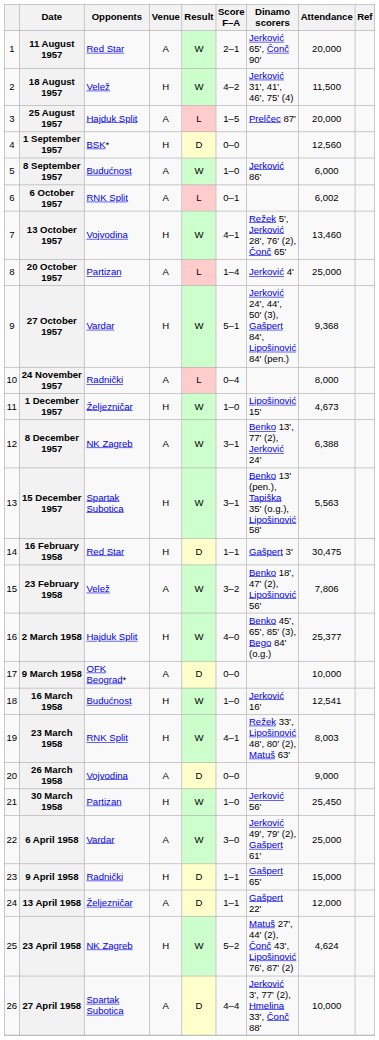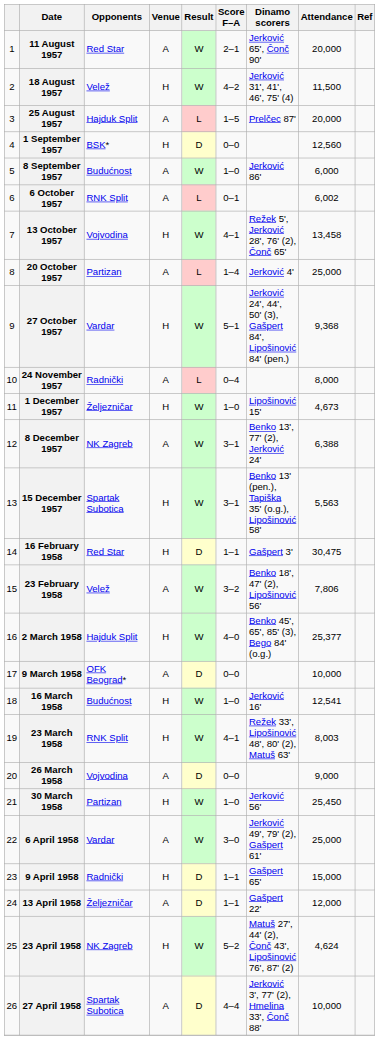(327, 234) 13,460 -> (327, 234) 13,458
